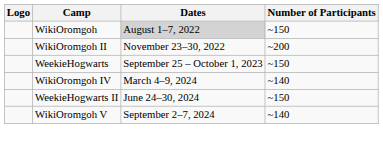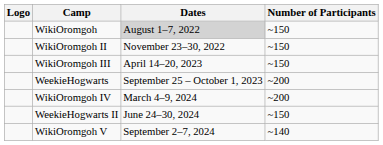(279, 47) ~200 -> (279, 47) ~150
+ row: (73, 64)
(279, 64) ~150 -> (279, 81) ~200
(279, 81) ~140 -> (279, 98) ~200
